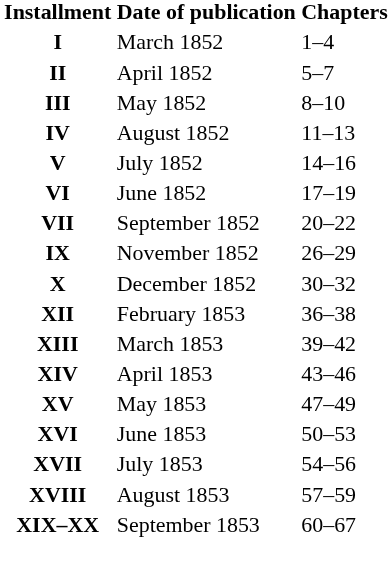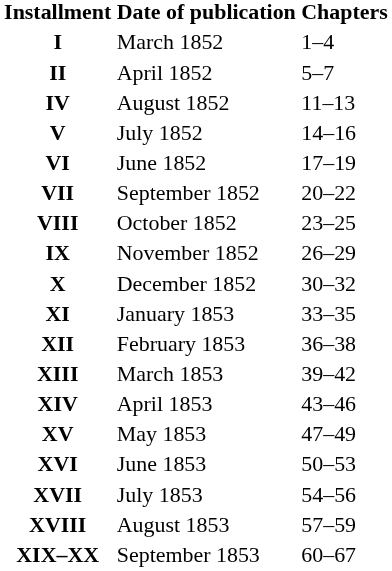- row: (58, 102)
+ row: (58, 223)
+ row: (58, 313)
